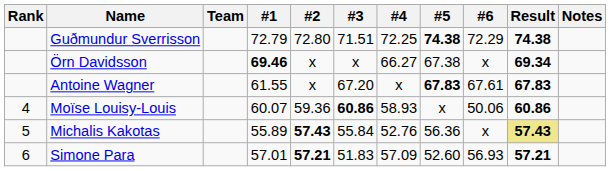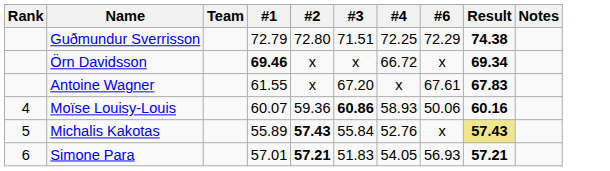- column: (442, 16)
(399, 62) 66.27 -> (399, 62) 66.72
(533, 109) 60.86 -> (489, 109) 60.16
(399, 155) 57.09 -> (399, 155) 54.05
